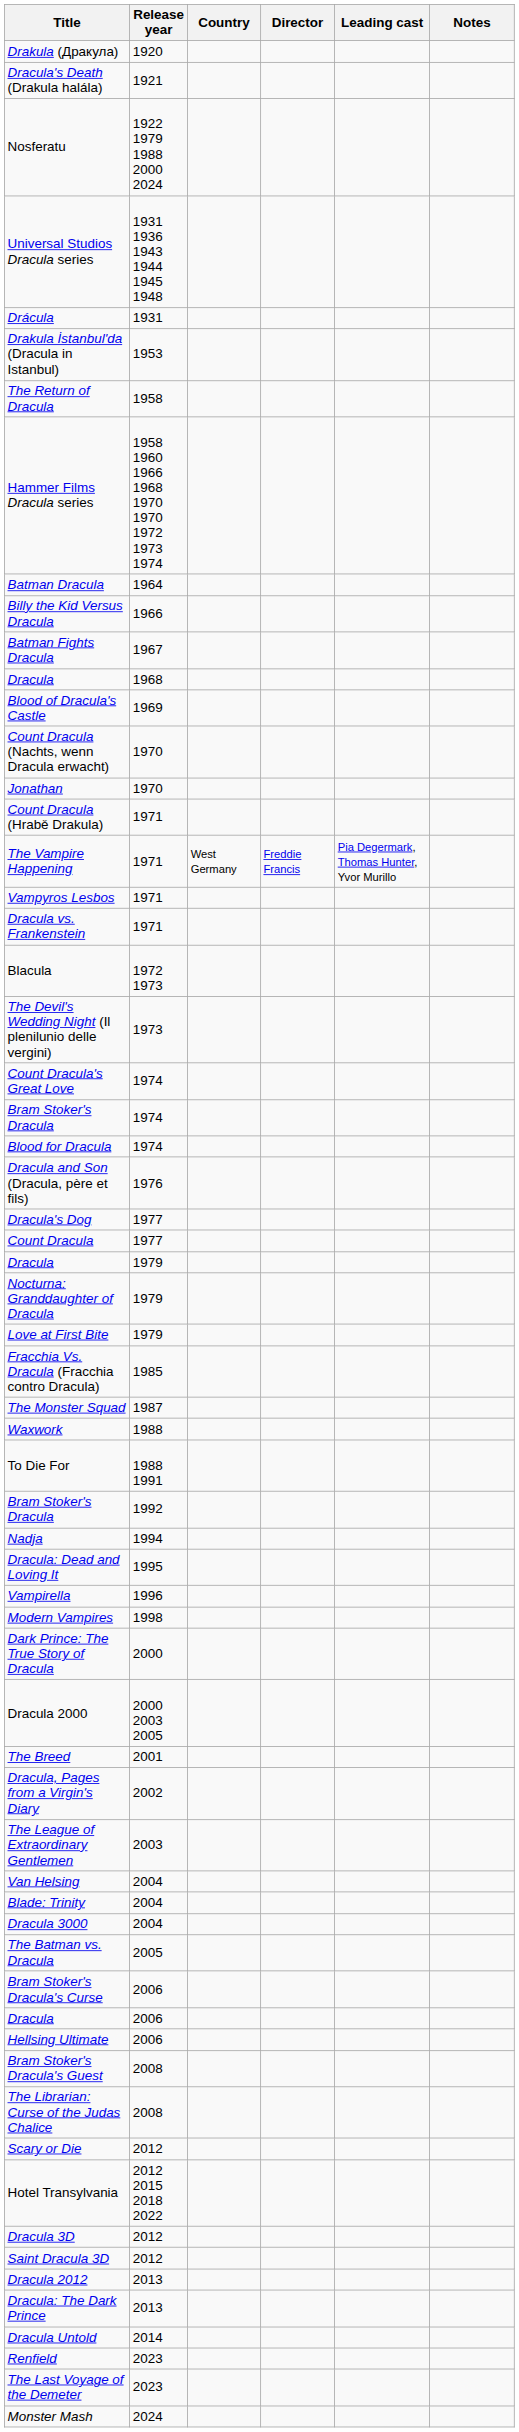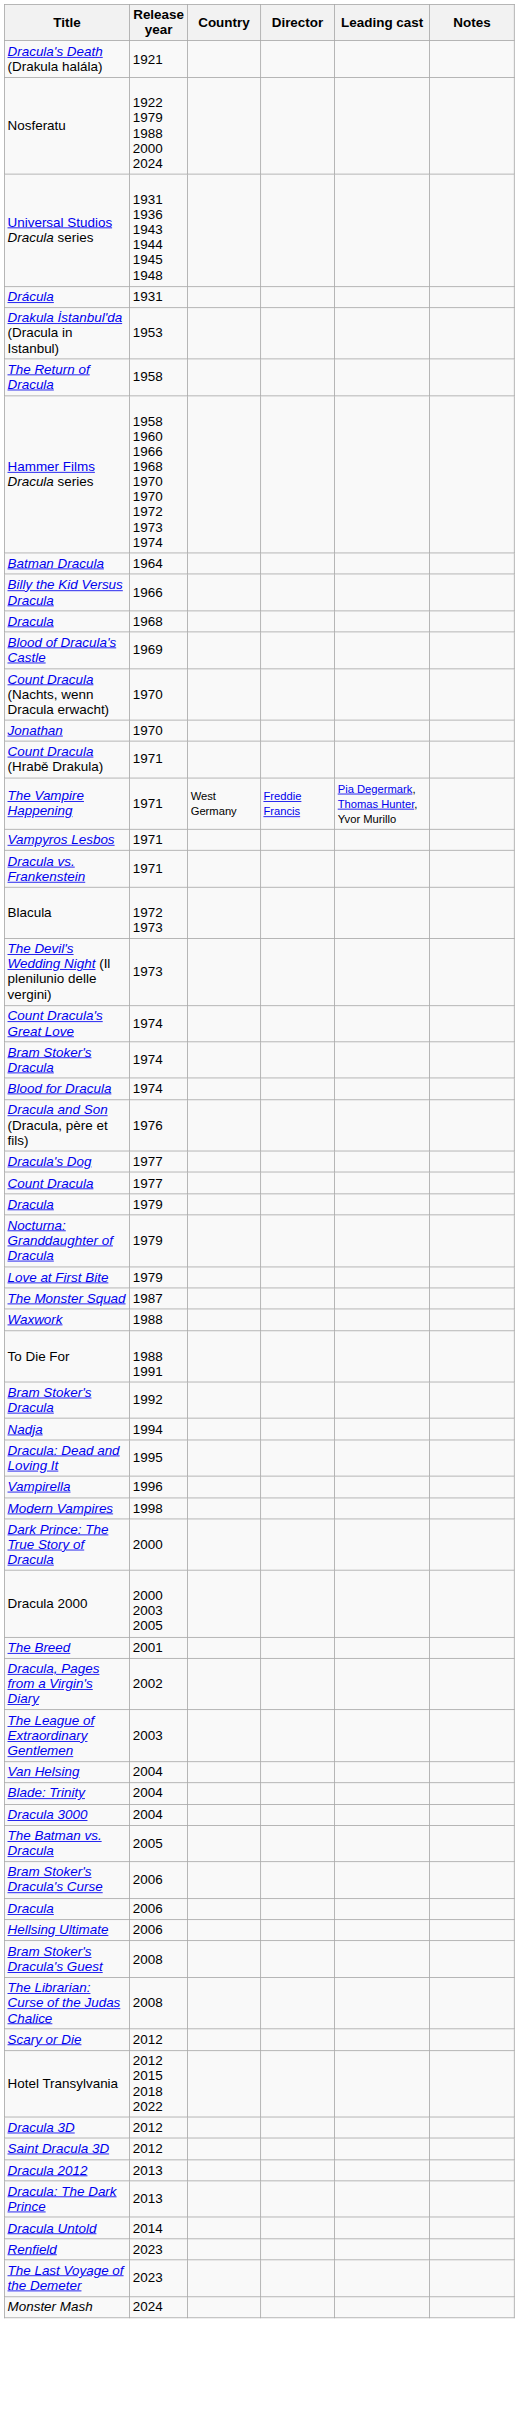- row: (63, 51)
- row: (51, 650)
- row: (61, 1371)
